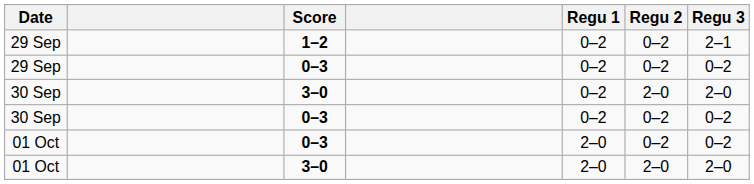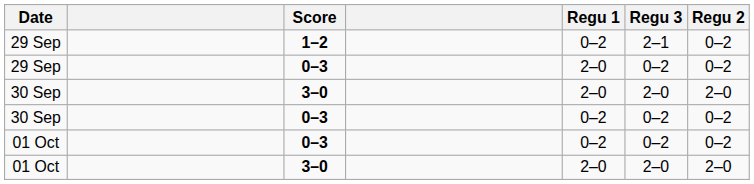columns swapped: (656, 17) <-> (718, 17)
(593, 68) 0–2 -> (593, 68) 2–0
(593, 93) 0–2 -> (593, 93) 2–0
(593, 143) 2–0 -> (593, 143) 0–2
